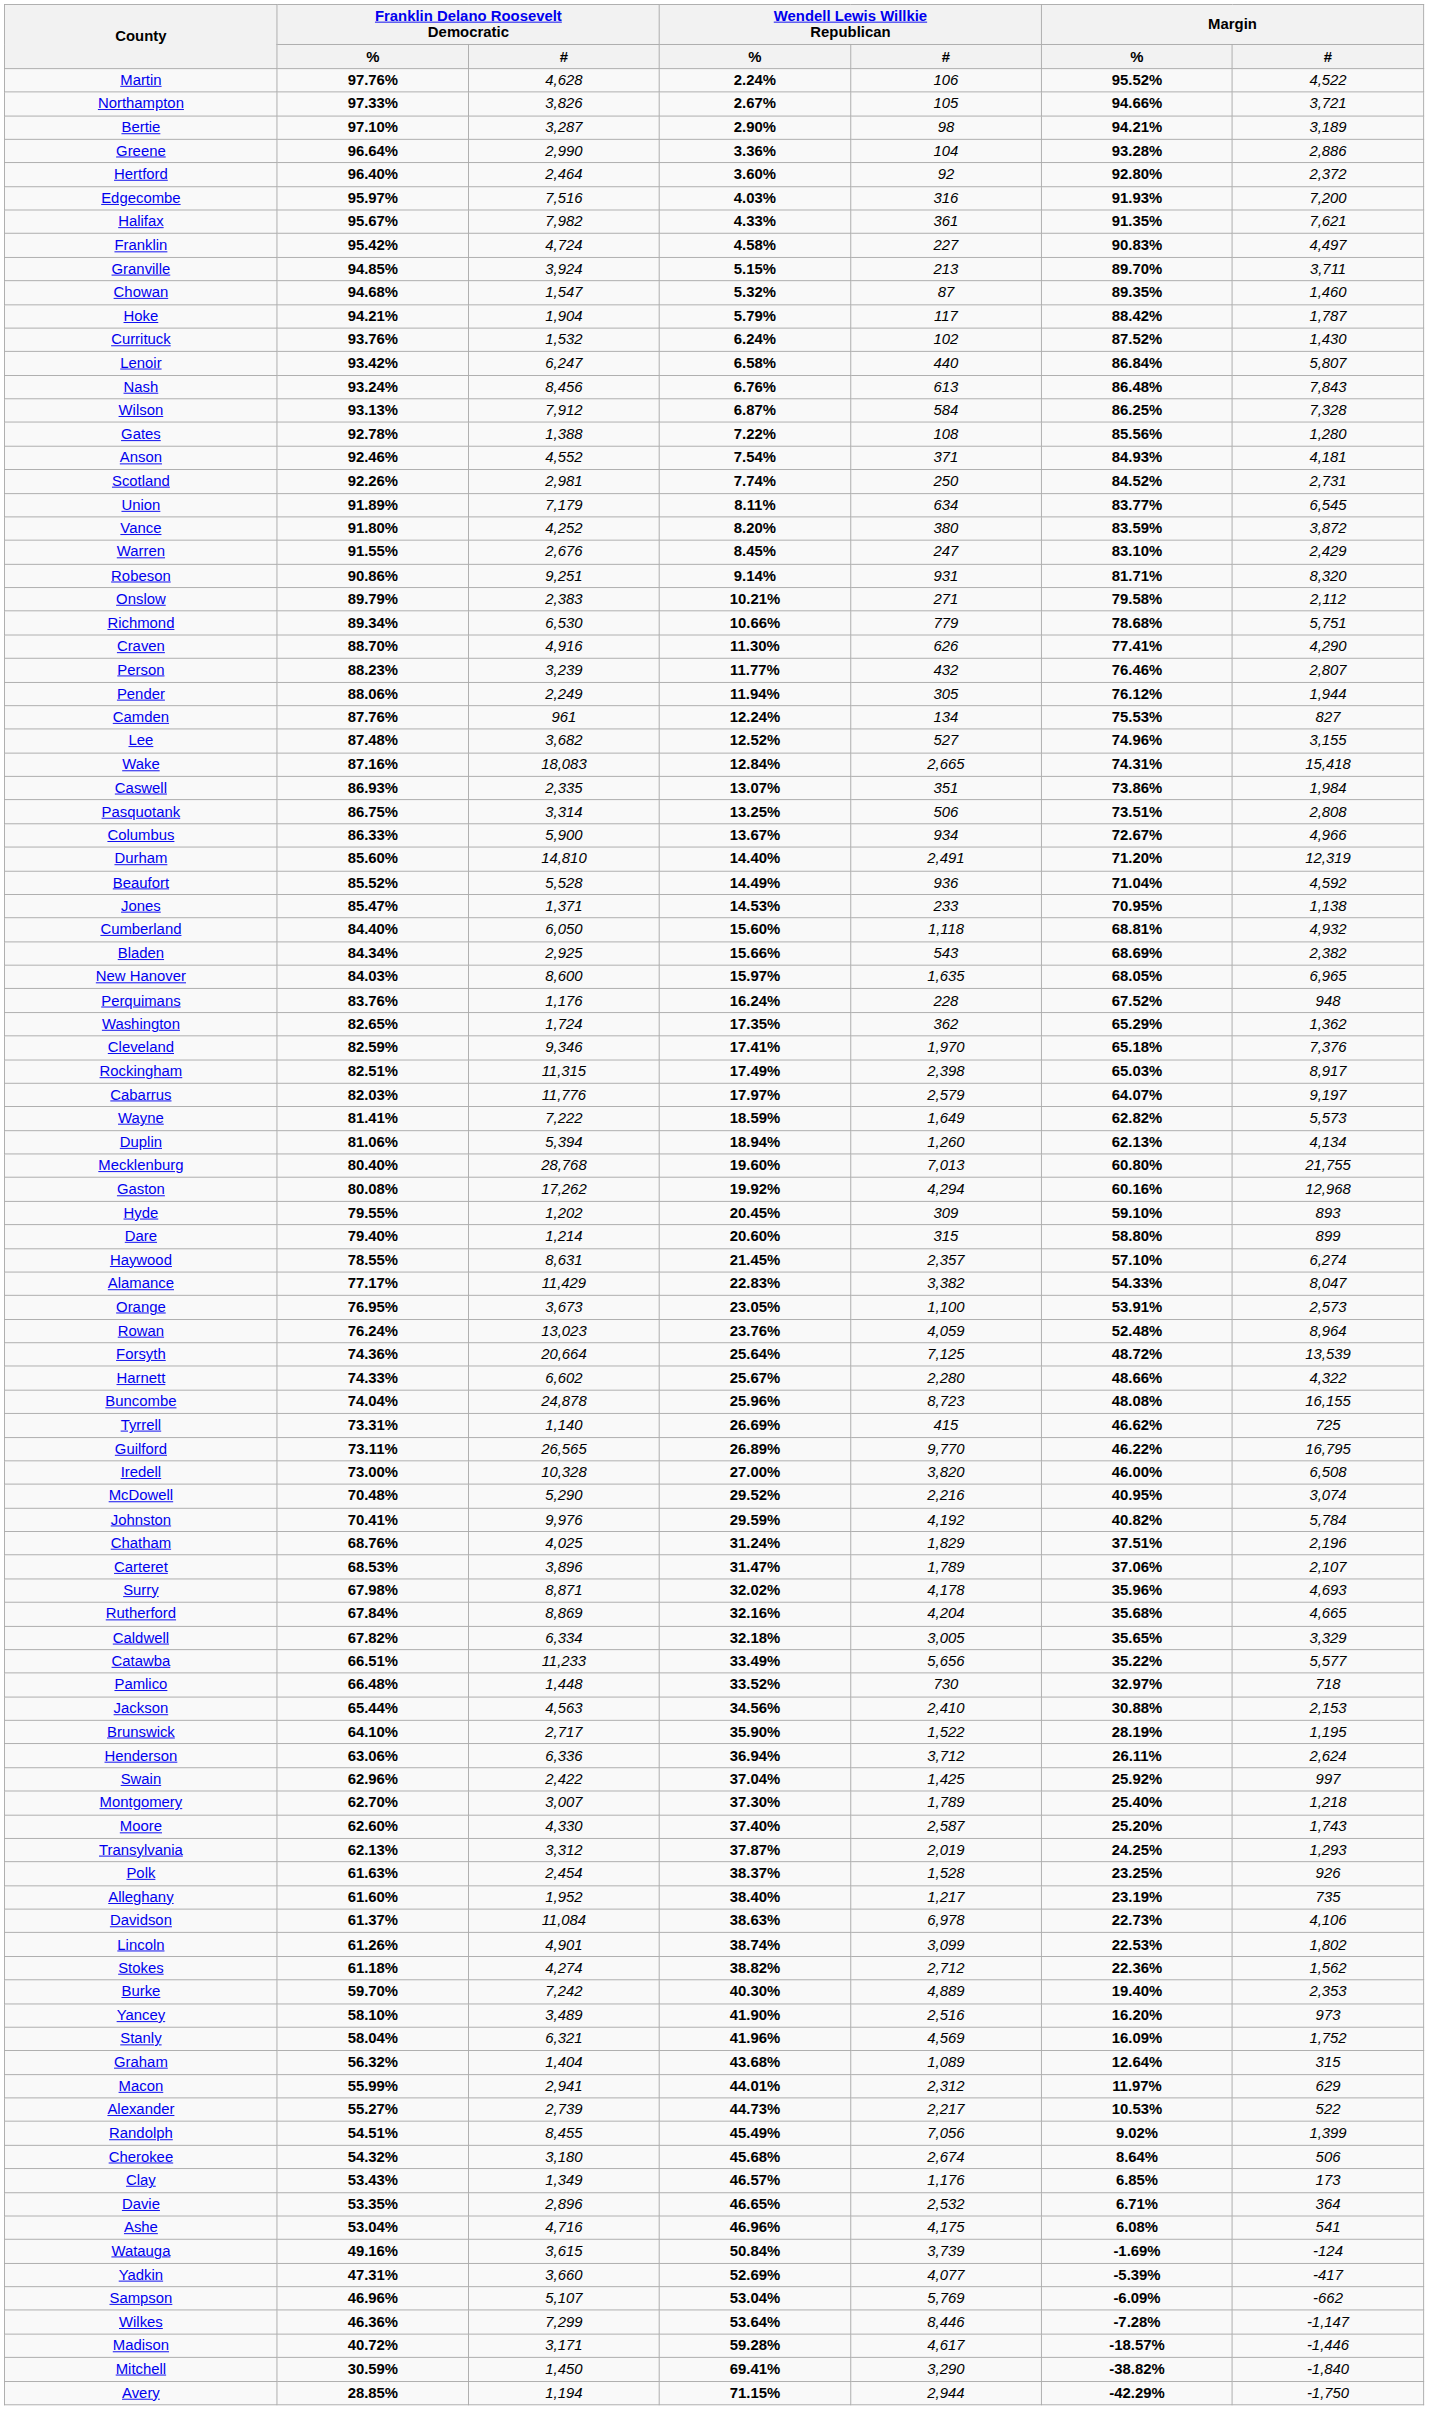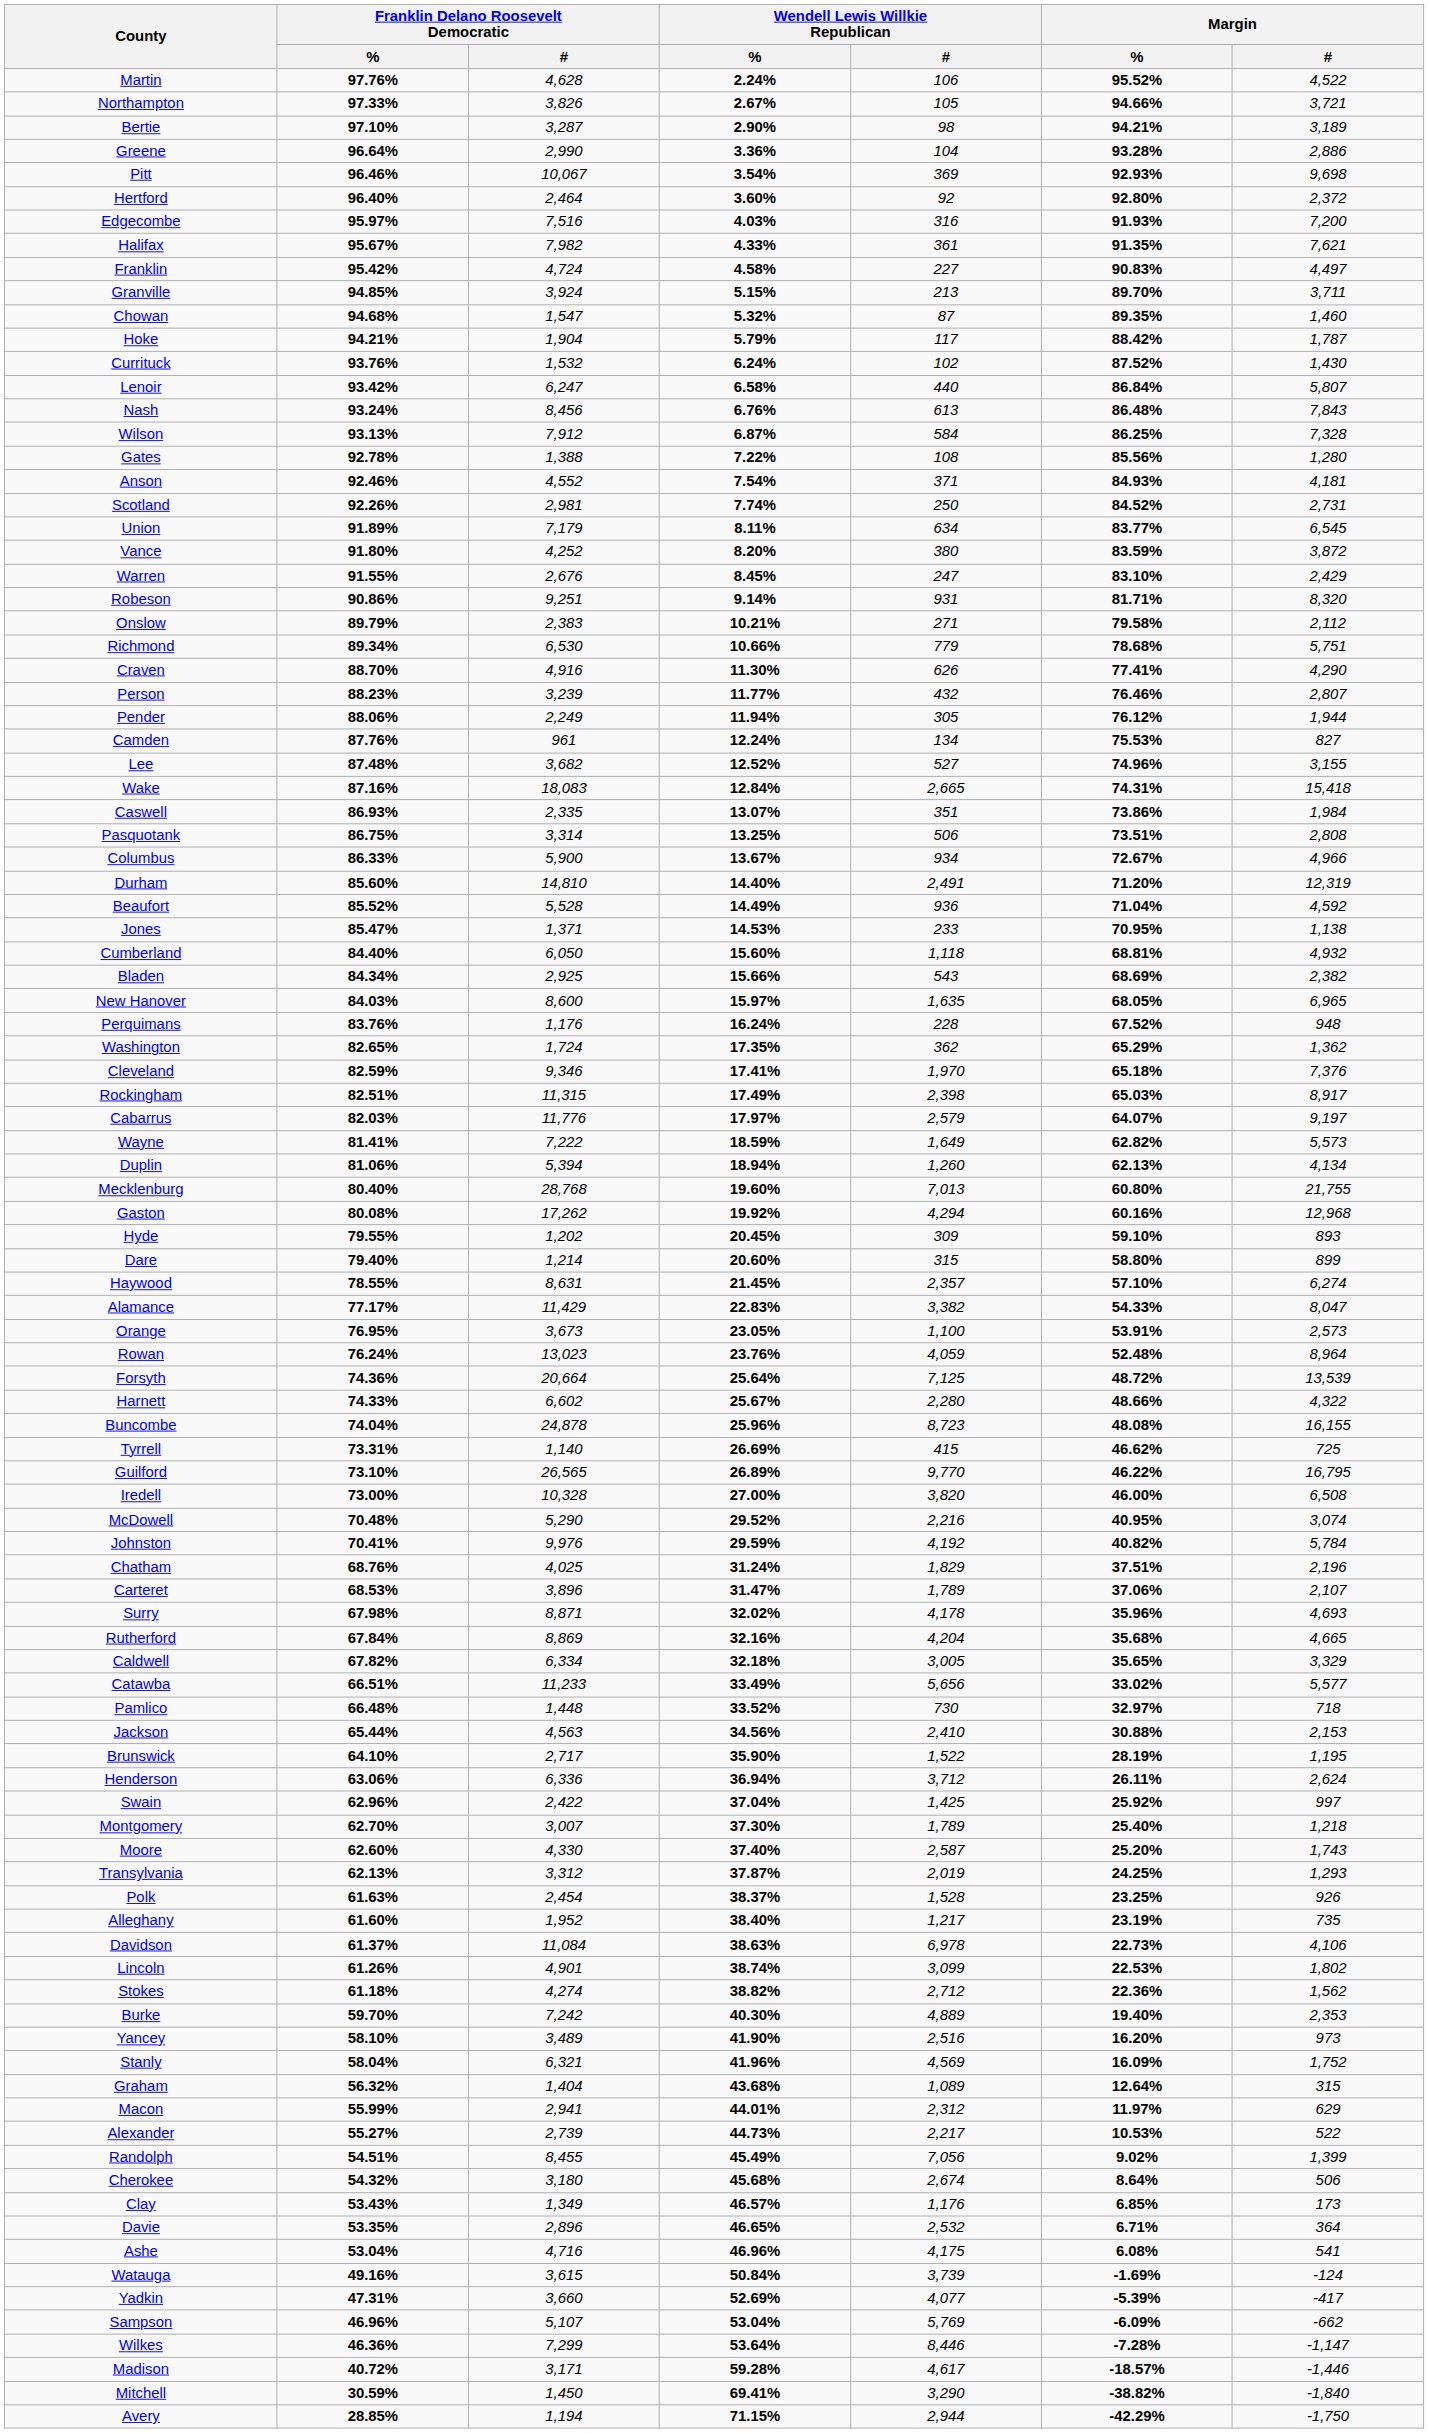+ row: (141, 174)
(373, 1448) 73.11% -> (373, 1472) 73.10%
(1137, 1661) 35.22% -> (1137, 1684) 33.02%
